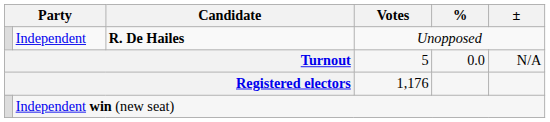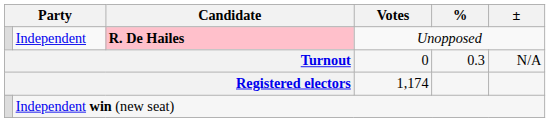(147, 38) no background -> (147, 38) pink background
(425, 60) 5 -> (425, 60) 0
(476, 60) 0.0 -> (476, 60) 0.3
(413, 83) 1,176 -> (413, 83) 1,174
